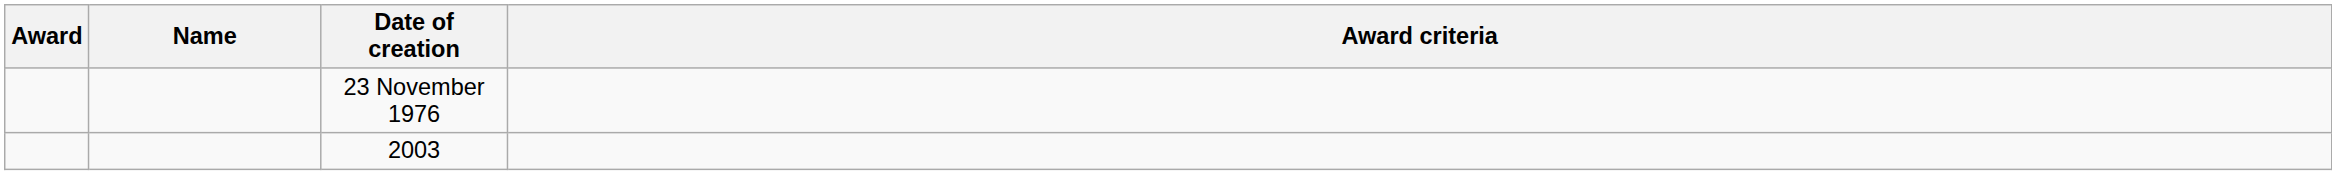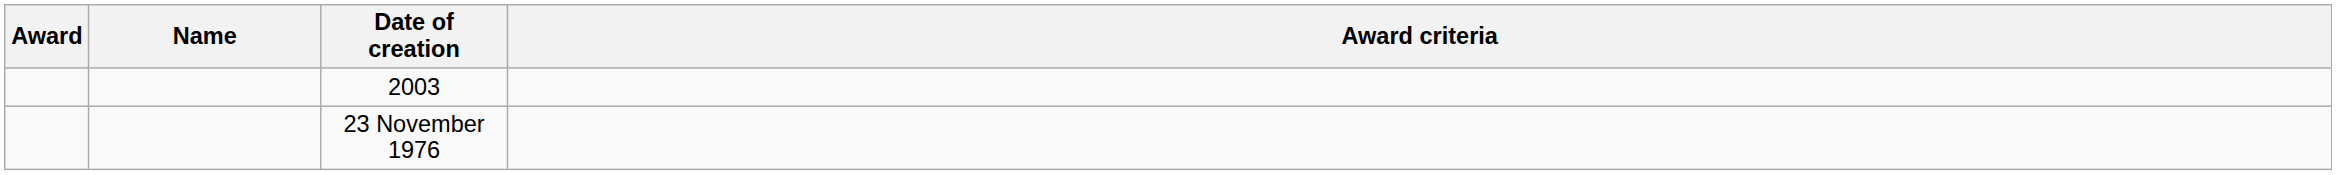rows swapped: (414, 150) <-> (414, 100)
